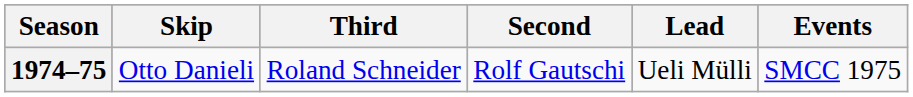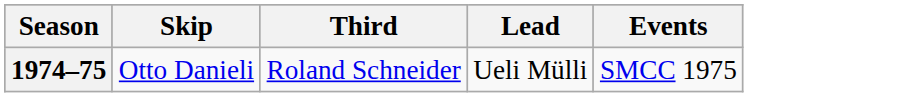- column: (549, 26)
